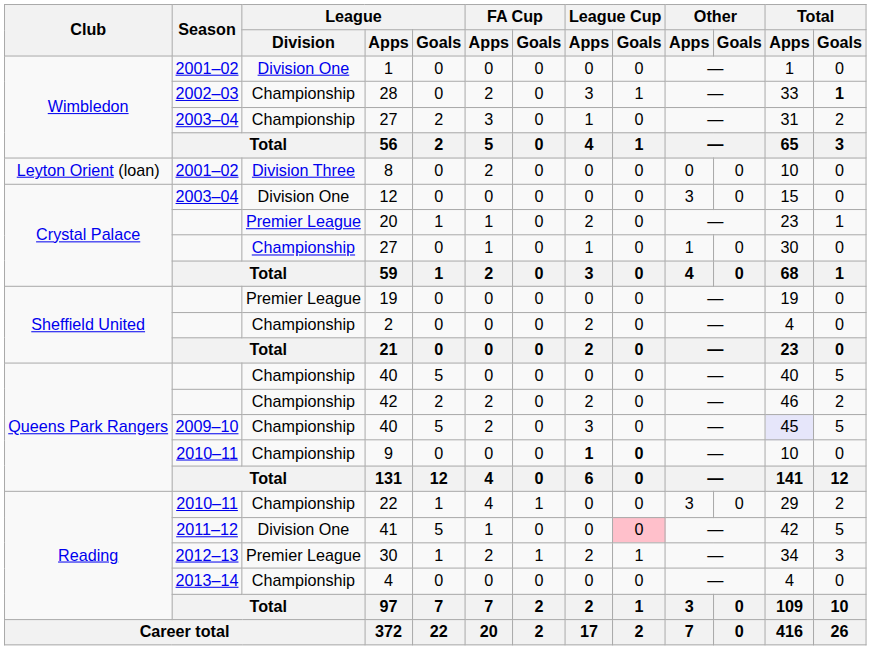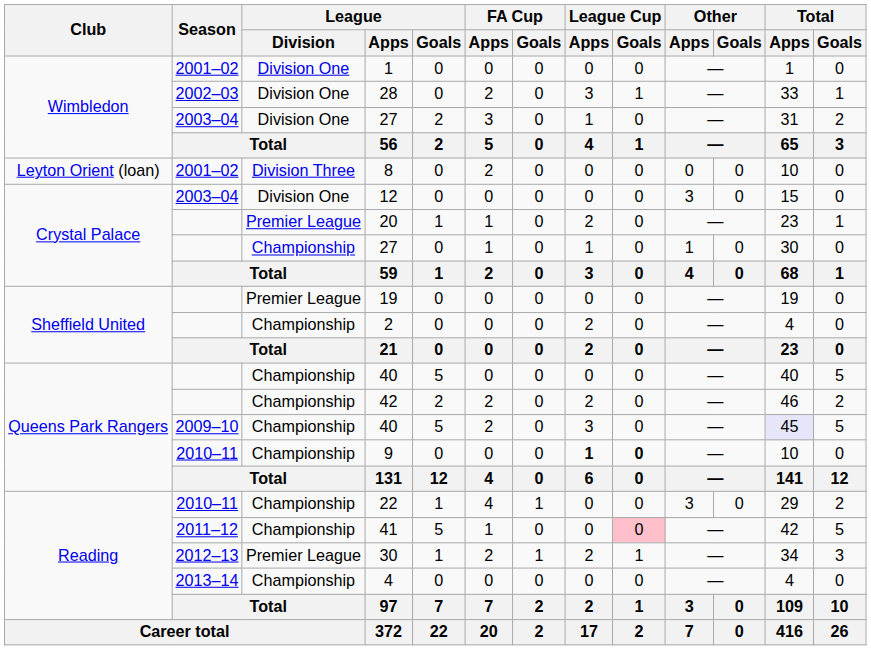(303, 94) Championship -> (303, 94) Division One
(840, 94) bold -> (840, 94) normal
(303, 119) Championship -> (303, 119) Division One
(303, 529) Division One -> (303, 529) Championship
